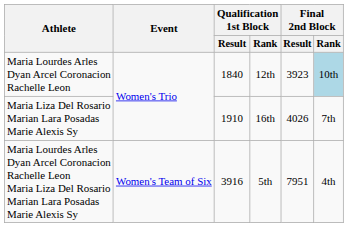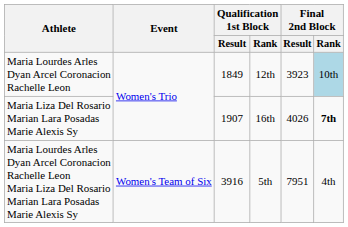(232, 74) 1840 -> (232, 74) 1849
(232, 118) 1910 -> (232, 118) 1907
(329, 118) normal -> (329, 118) bold
